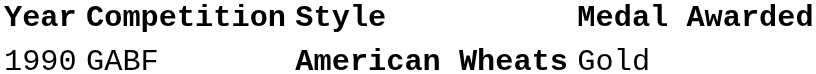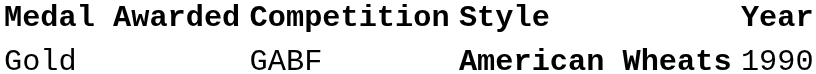columns swapped: (40, 17) <-> (696, 17)
